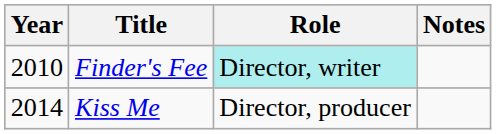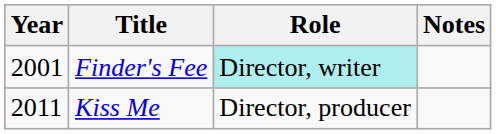(37, 66) 2010 -> (37, 66) 2001
(37, 107) 2014 -> (36, 107) 2011
